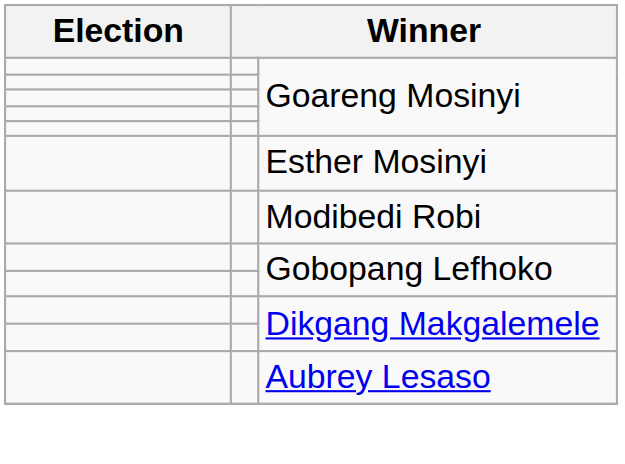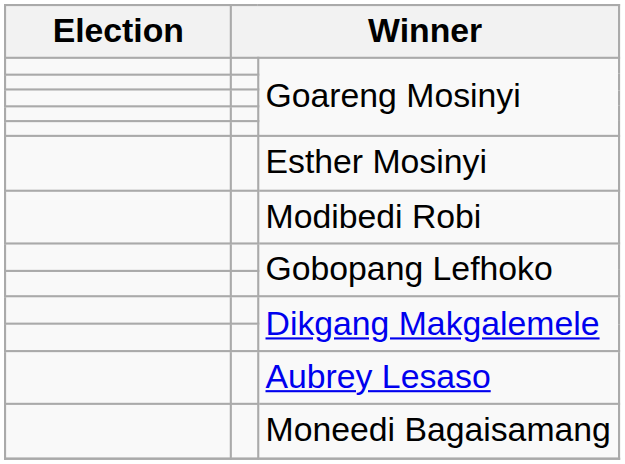+ row: (118, 431)
